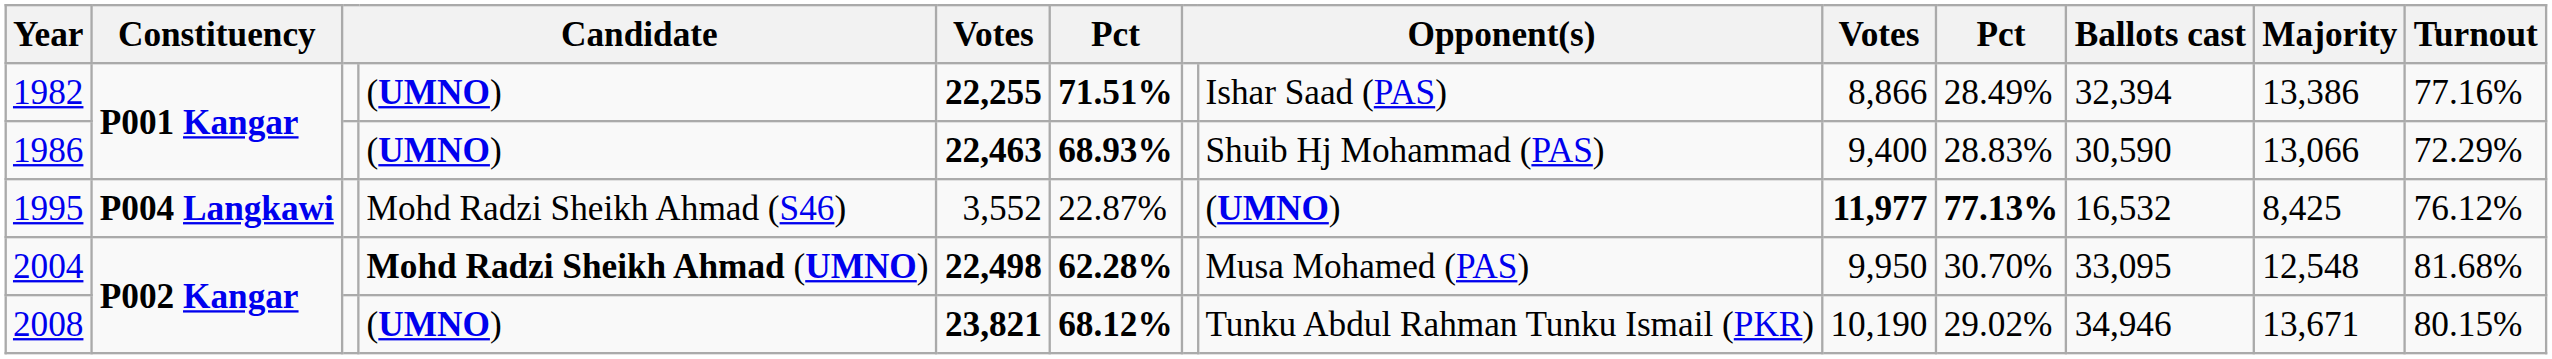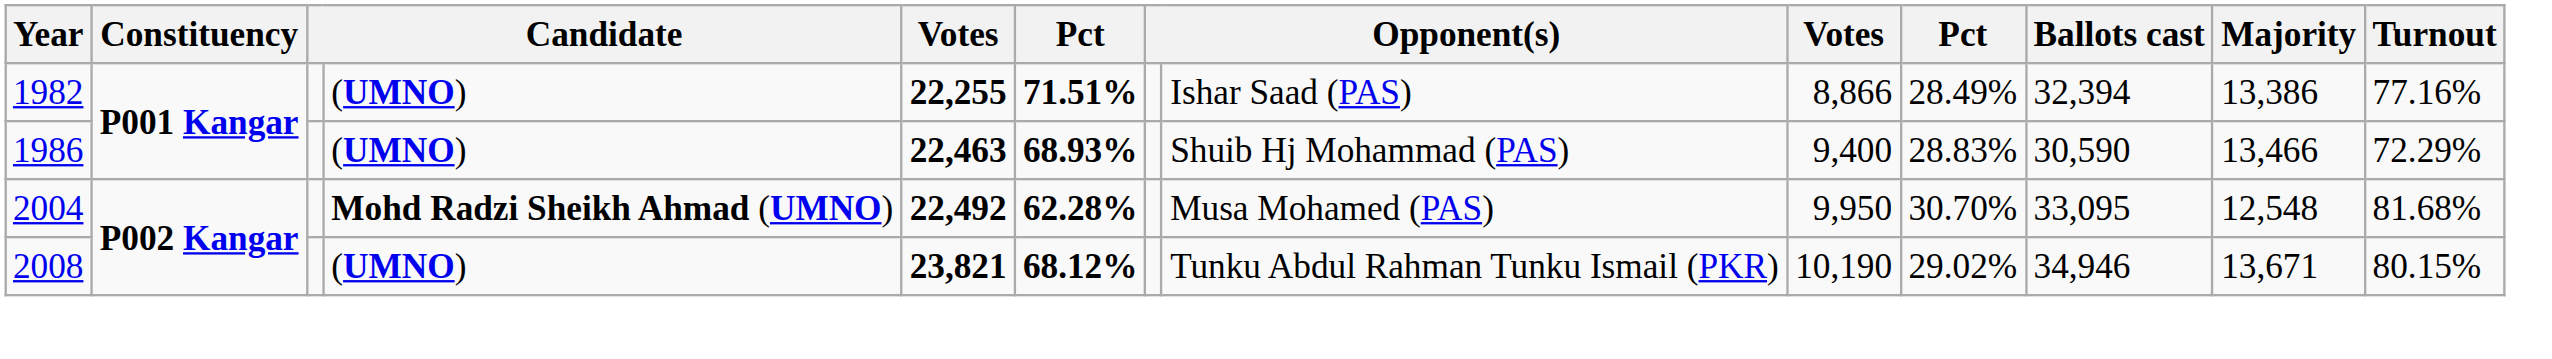(2311, 149) 13,066 -> (2270, 149) 13,466
- row: (48, 208)
(993, 266) 22,498 -> (958, 208) 22,492
